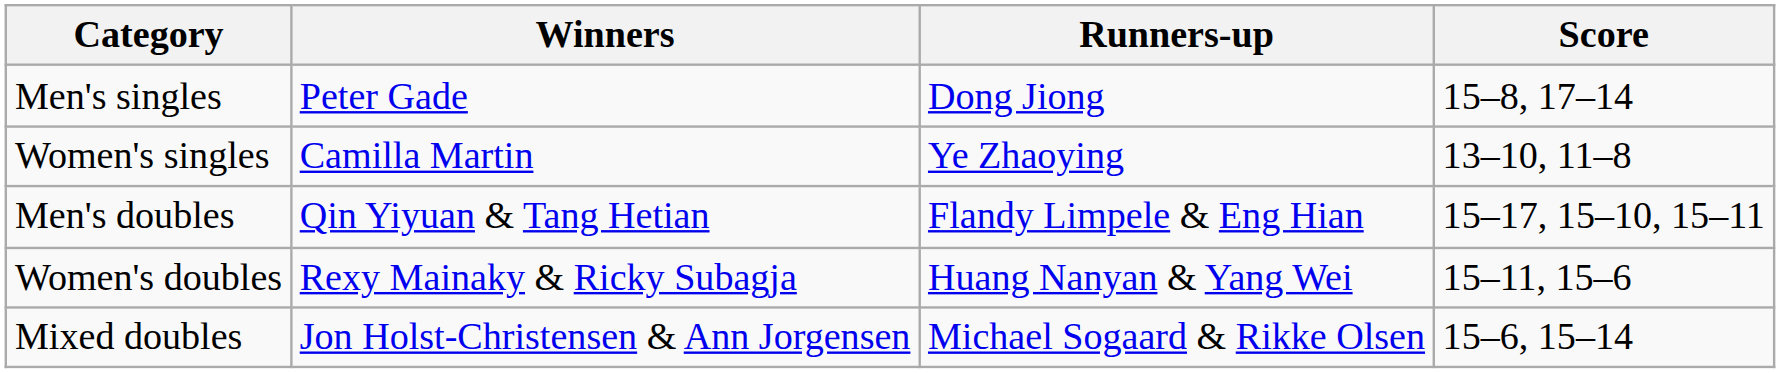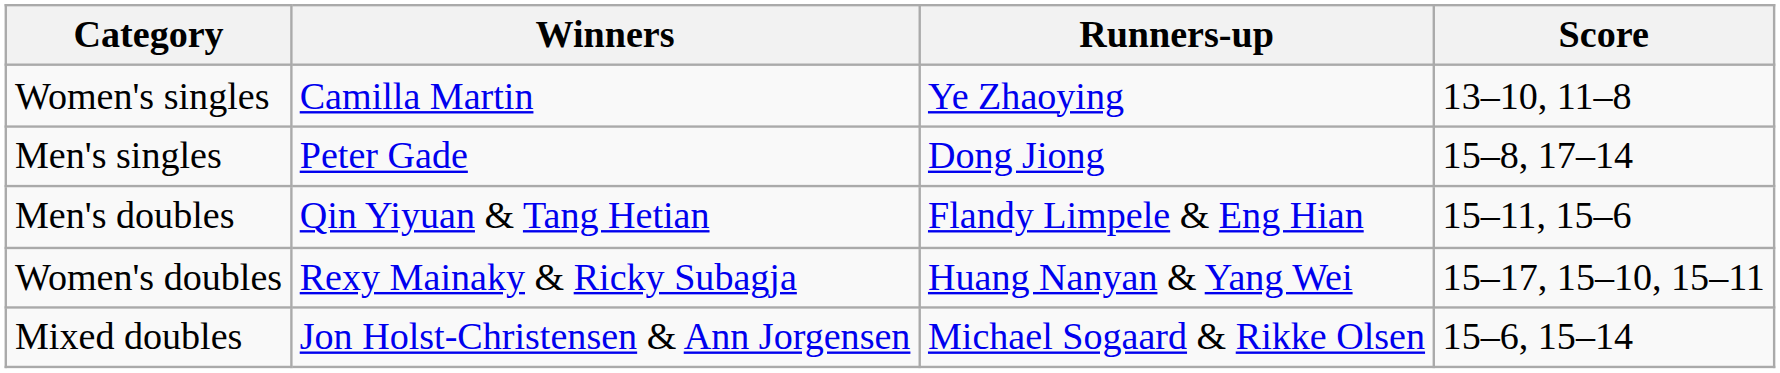rows swapped: (118, 95) <-> (142, 155)
(1604, 215) 15–17, 15–10, 15–11 -> (1537, 215) 15–11, 15–6
(1537, 276) 15–11, 15–6 -> (1604, 276) 15–17, 15–10, 15–11
